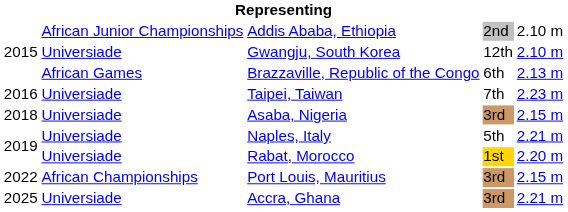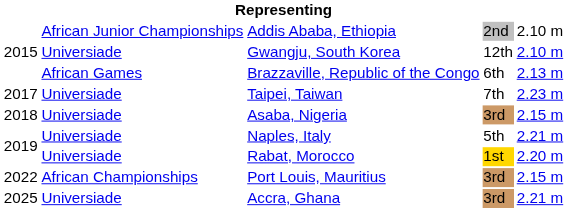(21, 94) 2016 -> (21, 94) 2017
